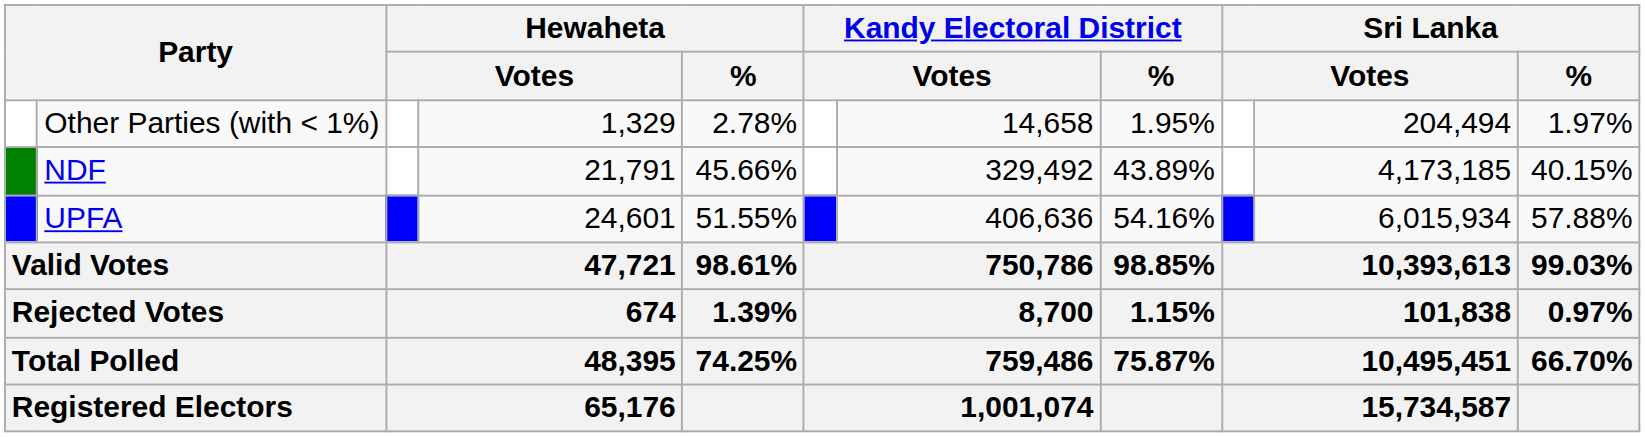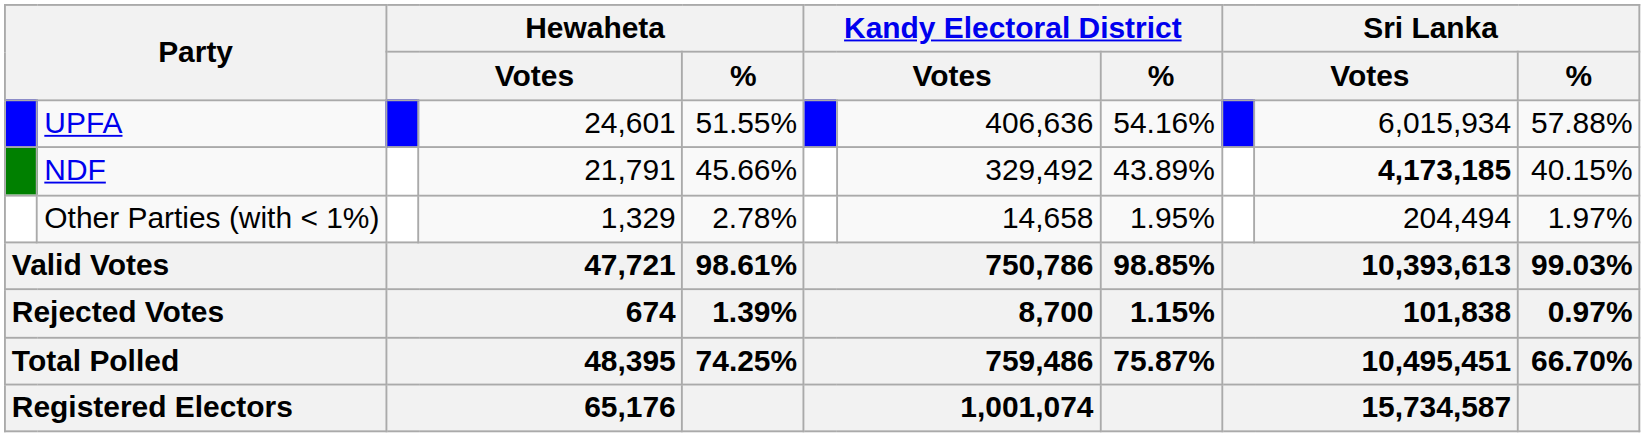rows swapped: (83, 218) <-> (212, 123)
(1445, 170) normal -> (1445, 170) bold
